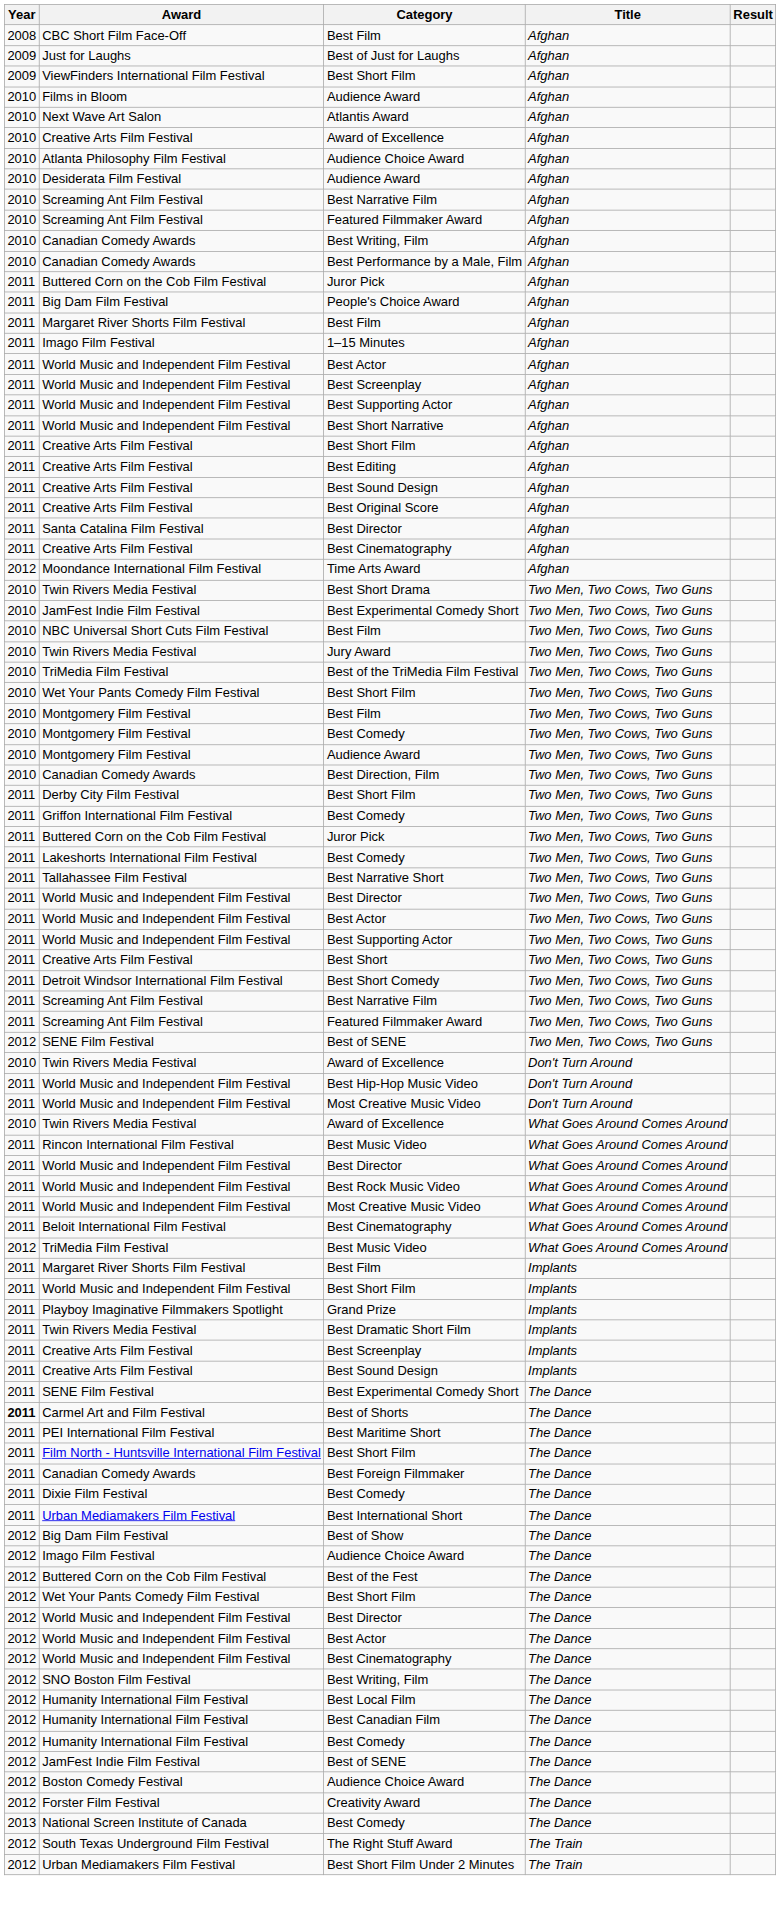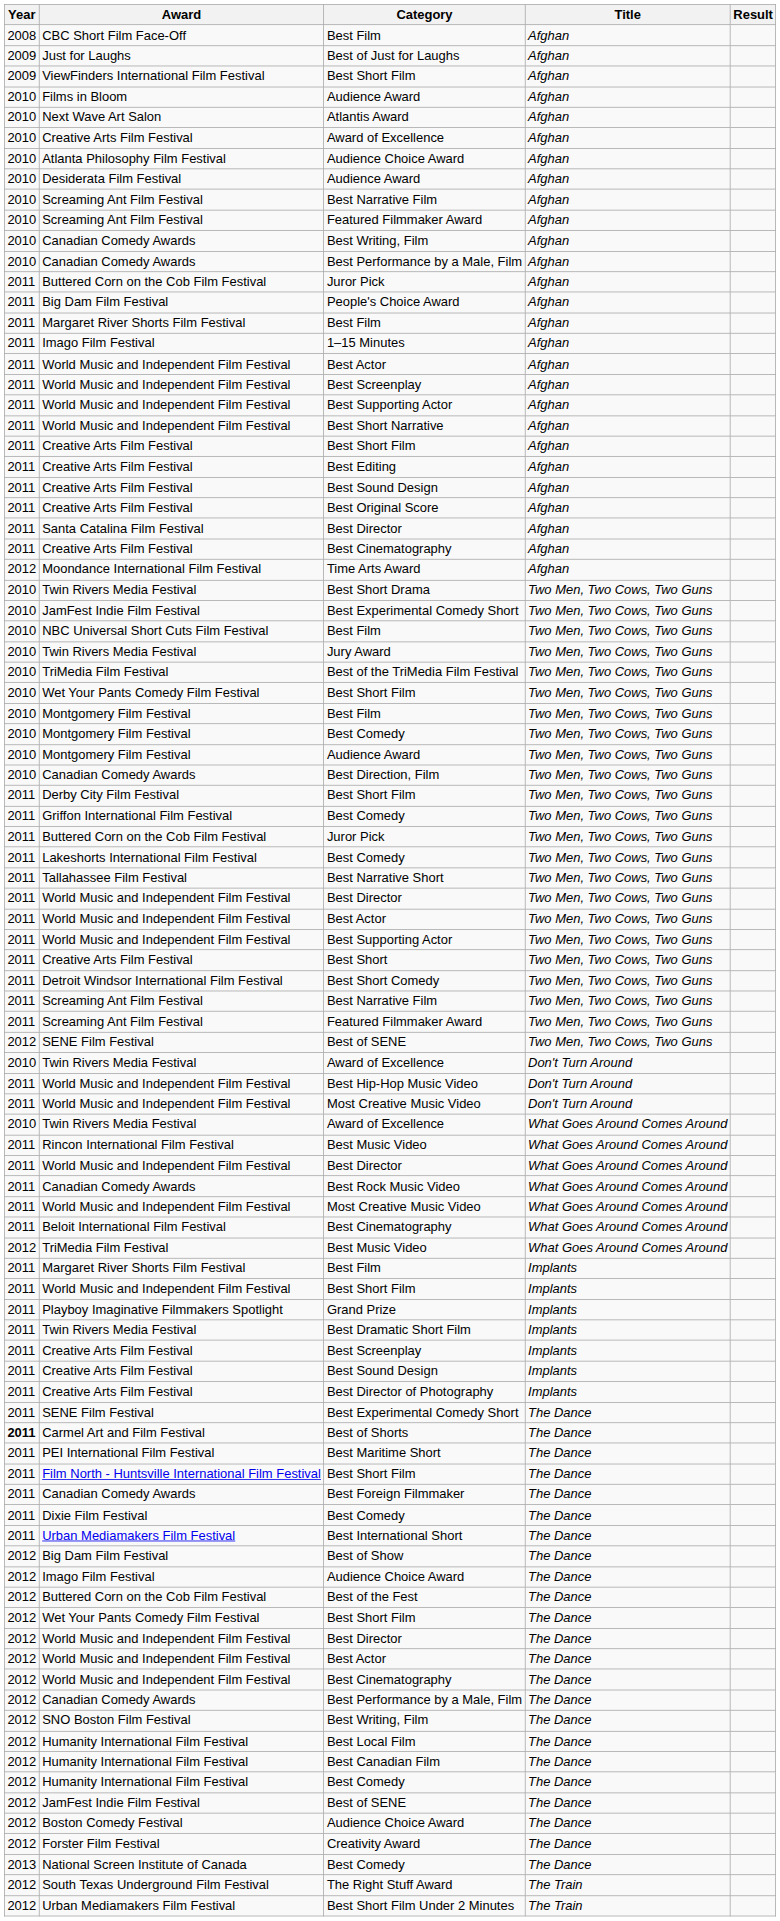(166, 1186) World Music and Independent Film Festival -> (119, 1186) Canadian Comedy Awards
+ row: (410, 1391)
+ row: (424, 1700)
